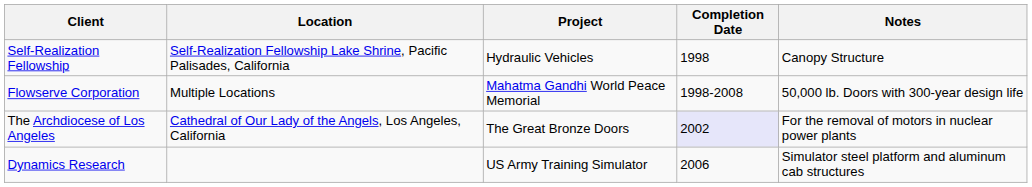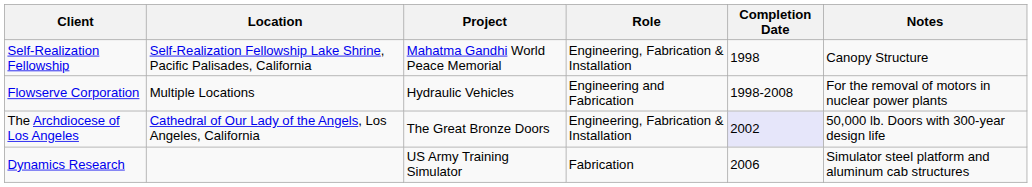+ column: (647, 22)
(540, 57) Hydraulic Vehicles -> (476, 57) Mahatma Gandhi World Peace Memorial
(576, 93) Mahatma Gandhi World Peace Memorial -> (460, 93) Hydraulic Vehicles
(903, 93) 50,000 lb. Doors with 300-year design life -> (908, 93) For the removal of motors in nuclear power plants
(887, 128) For the removal of motors in nuclear power plants -> (916, 128) 50,000 lb. Doors with 300-year design life
